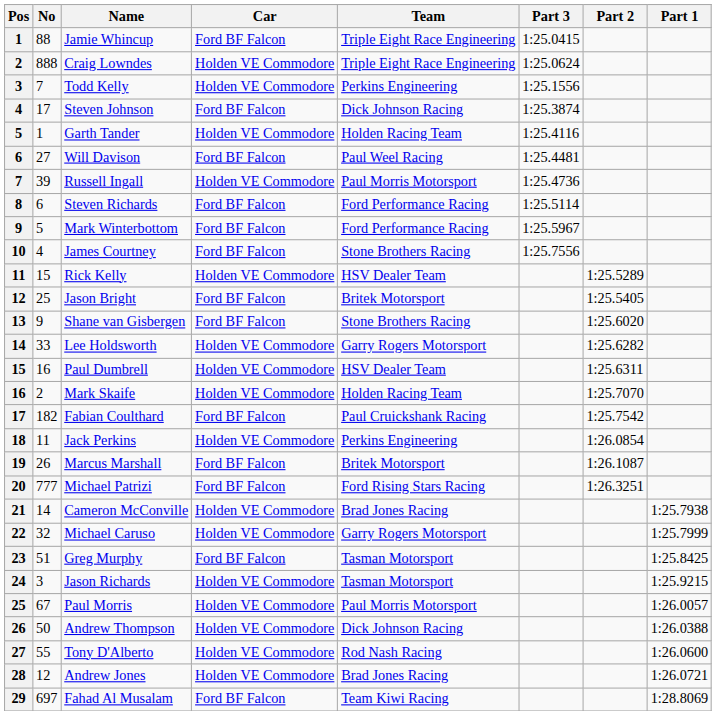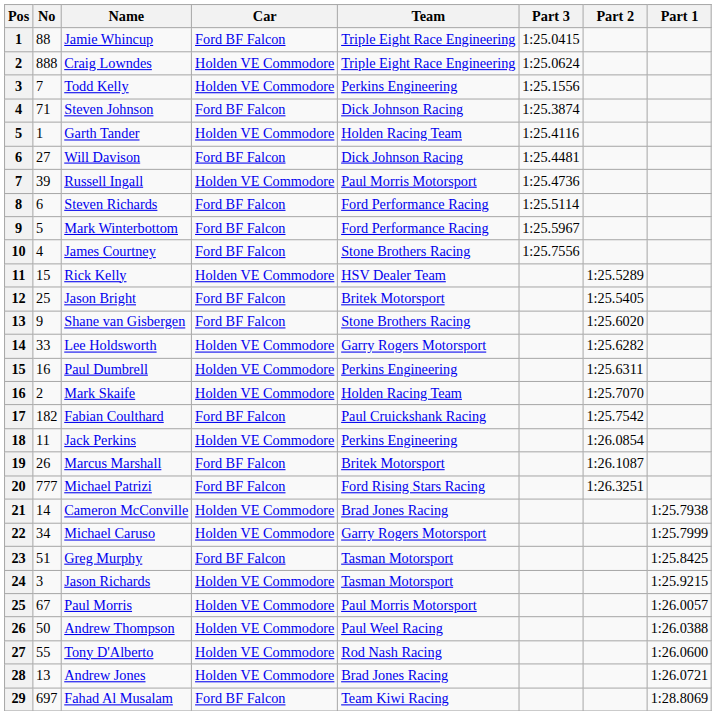(43, 110) 17 -> (43, 110) 71
(392, 157) Paul Weel Racing -> (402, 157) Dick Johnson Racing
(393, 369) HSV Dealer Team -> (399, 369) Perkins Engineering
(43, 534) 32 -> (43, 534) 34
(402, 628) Dick Johnson Racing -> (392, 628) Paul Weel Racing
(43, 675) 12 -> (43, 675) 13
